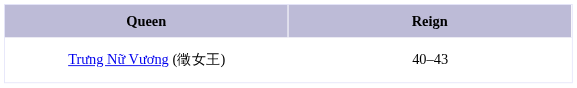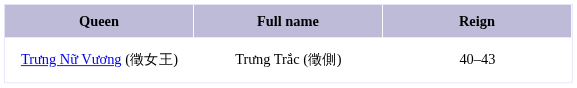+ column: (288, 21)
